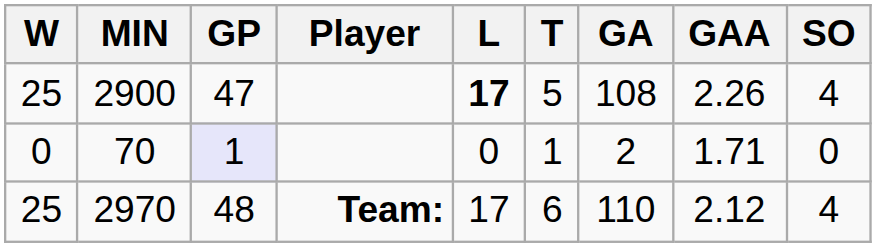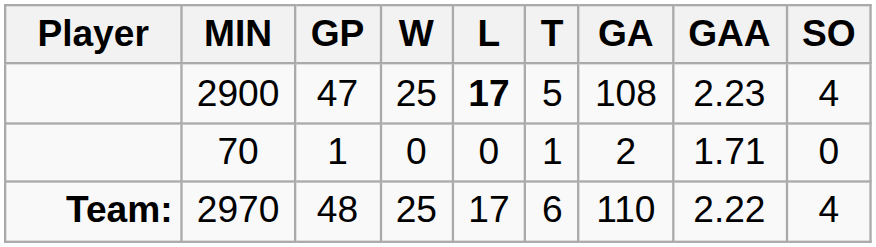columns swapped: (365, 33) <-> (41, 33)
(729, 92) 2.26 -> (729, 92) 2.23
(234, 151) lavender background -> (337, 151) no background
(729, 210) 2.12 -> (729, 210) 2.22
